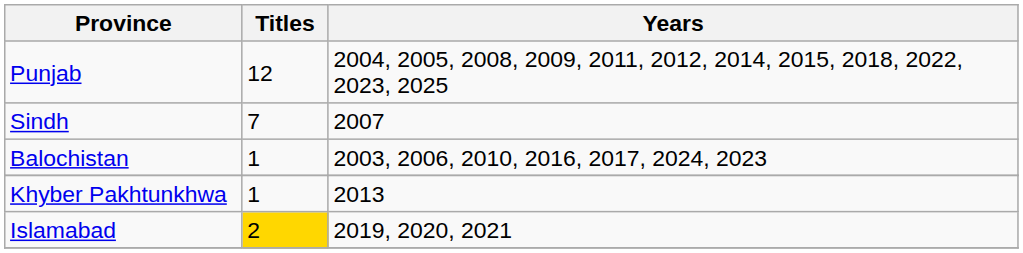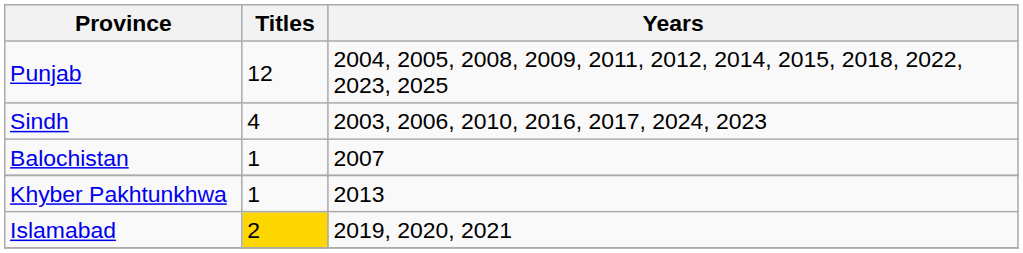(254, 121) 7 -> (254, 121) 4
(359, 121) 2007 -> (550, 121) 2003, 2006, 2010, 2016, 2017, 2024, 2023
(550, 158) 2003, 2006, 2010, 2016, 2017, 2024, 2023 -> (359, 158) 2007
